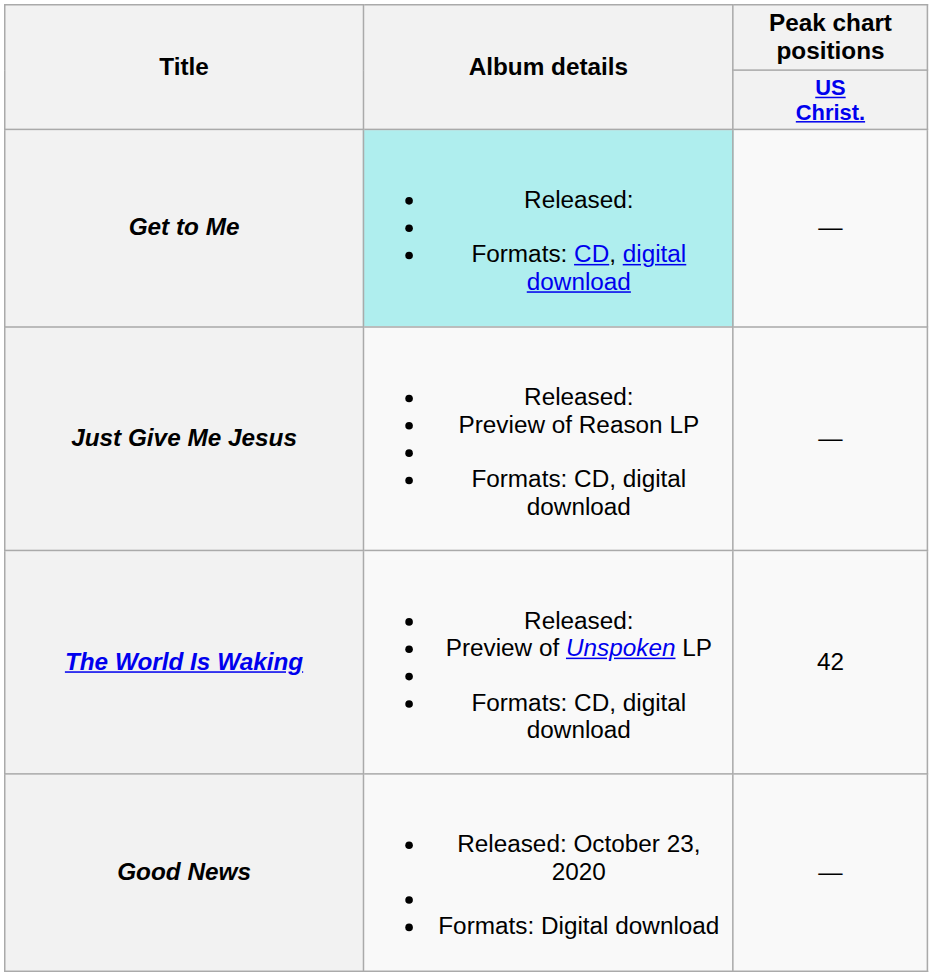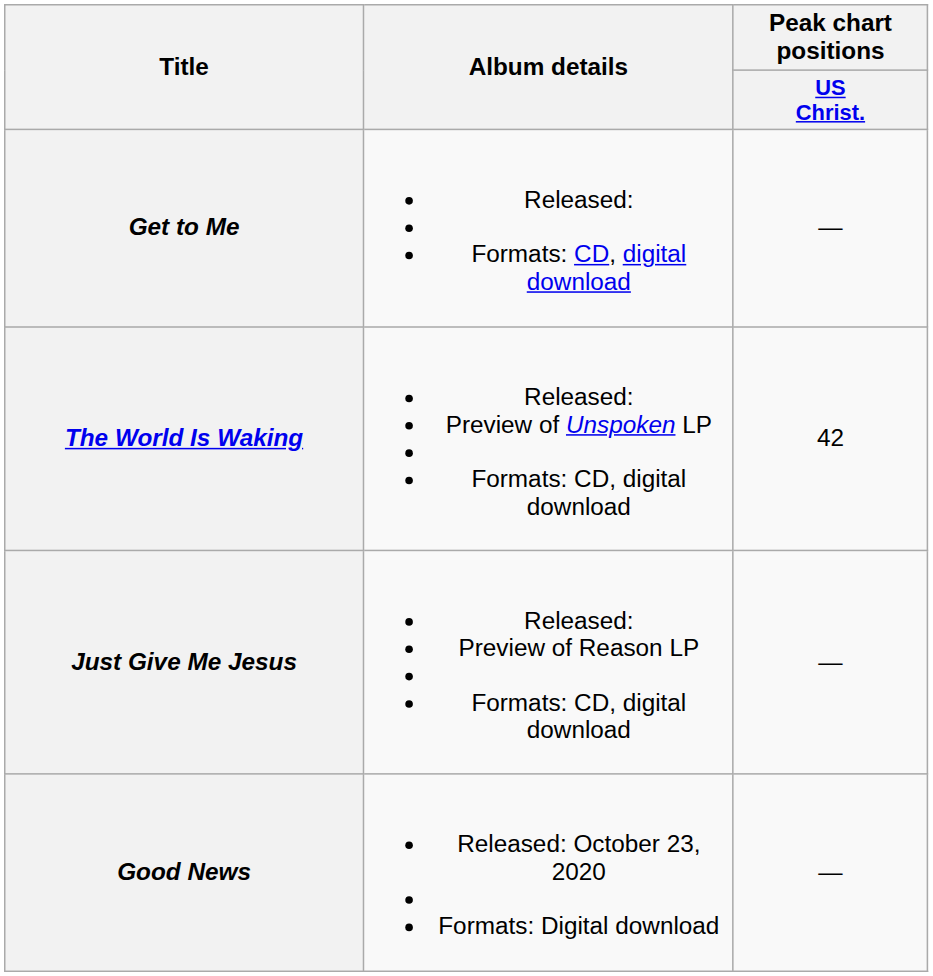(548, 242) paleturquoise background -> (548, 242) no background
rows swapped: (184, 661) <-> (184, 437)
